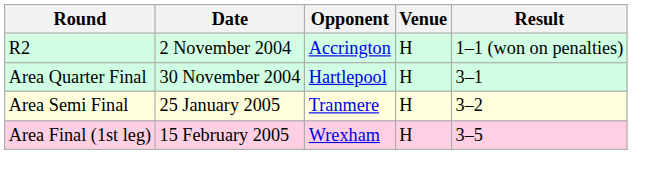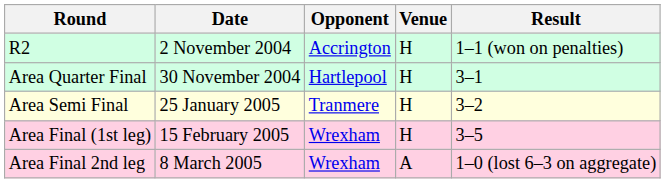+ row: (77, 163)
